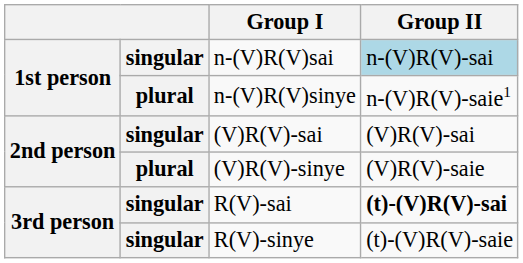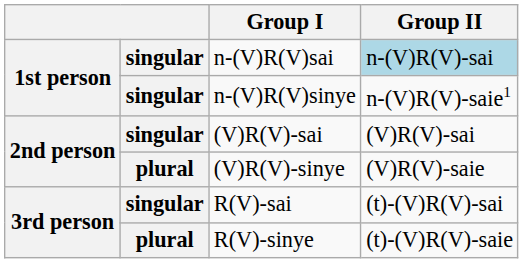(165, 95) plural -> (165, 95) singular
(437, 204) bold -> (435, 204) normal
(165, 239) singular -> (165, 239) plural
